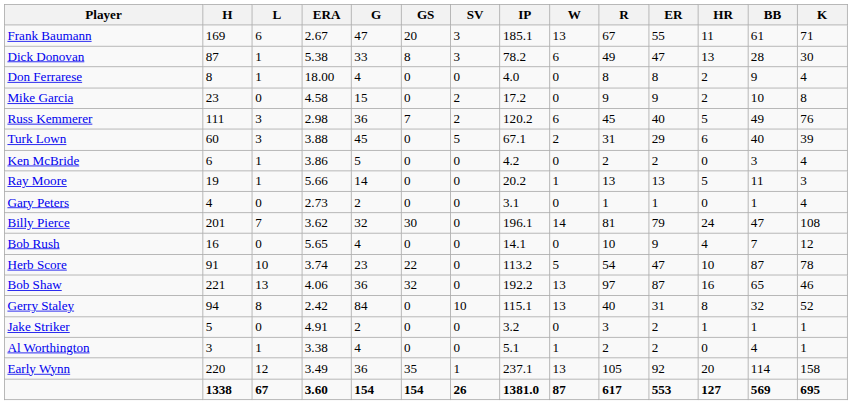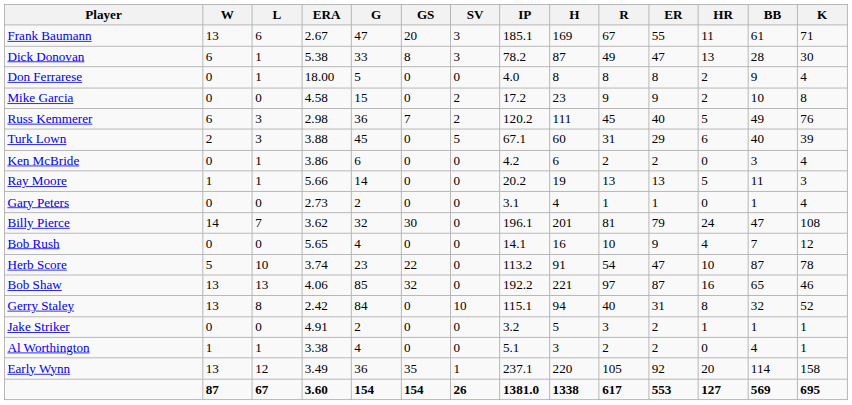columns swapped: (574, 14) <-> (227, 14)
(358, 77) 4 -> (358, 77) 5
(358, 160) 5 -> (358, 160) 6
(361, 285) 36 -> (361, 285) 85
